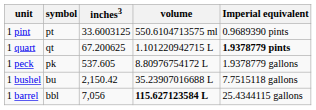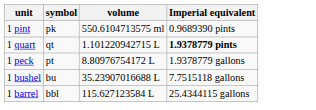- column: (106, 14)
(50, 31) pt -> (51, 28) pk
(51, 64) pk -> (50, 61) pt
(172, 96) bold -> (118, 93) normal
